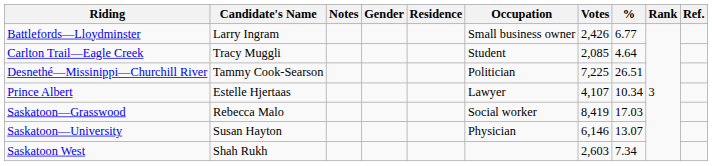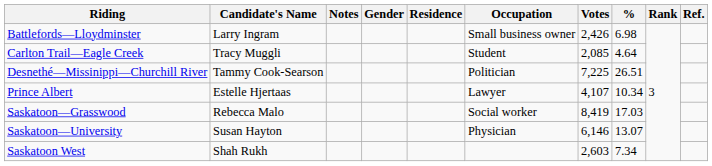(626, 33) 6.77 -> (626, 33) 6.98
